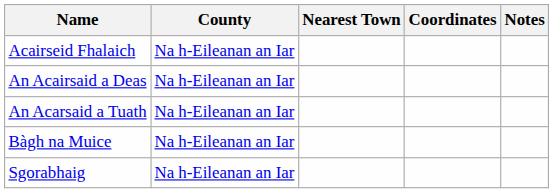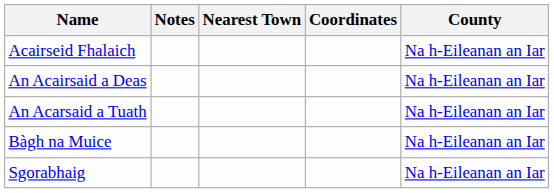columns swapped: (224, 19) <-> (525, 19)
